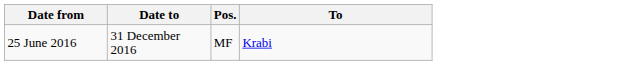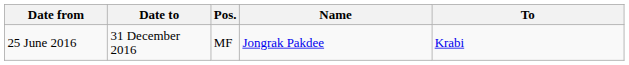+ column: (336, 14)
